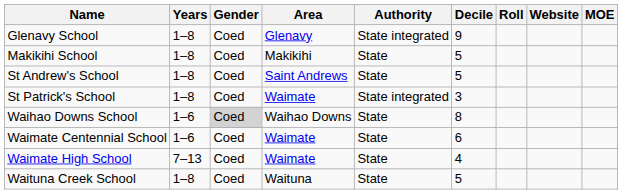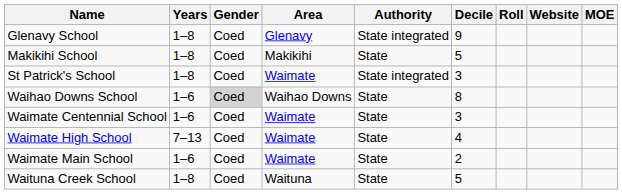- row: (63, 76)
(458, 138) 6 -> (458, 117) 3
+ row: (70, 158)
